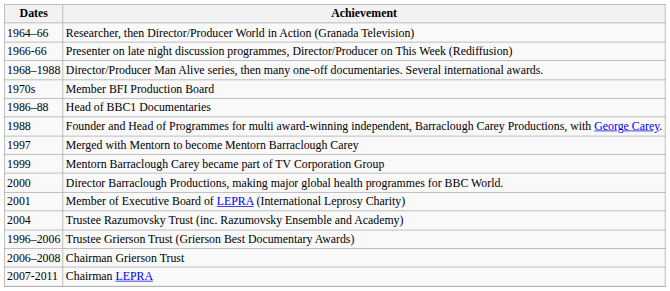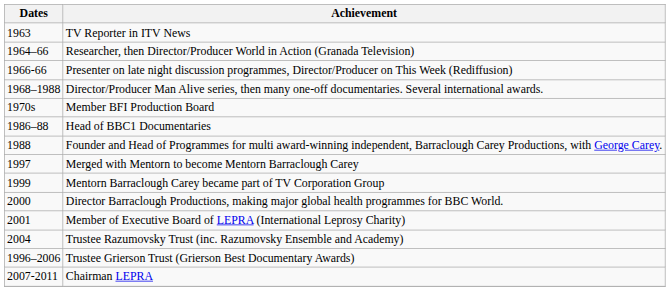+ row: (128, 32)
- row: (125, 257)
